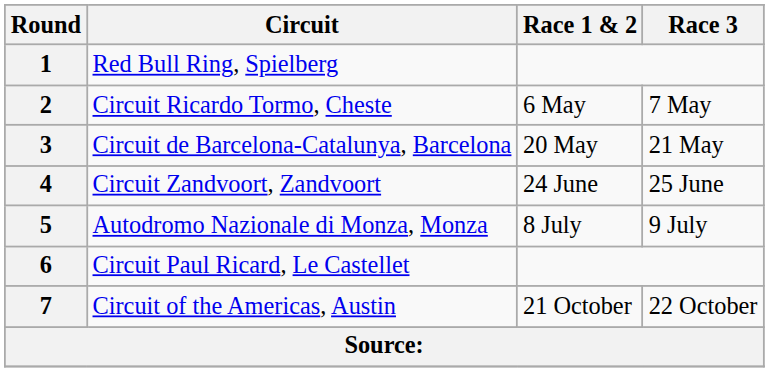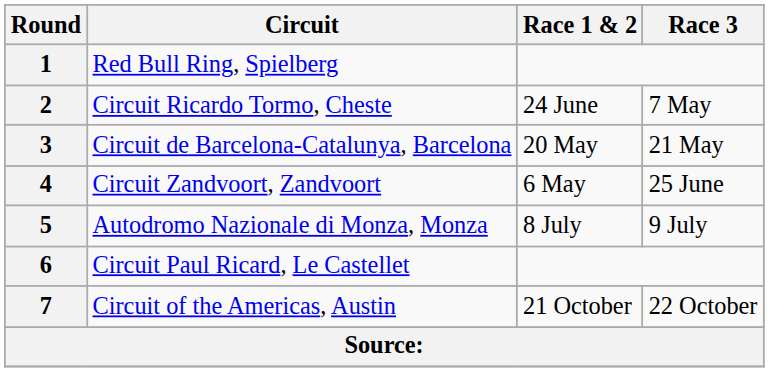(554, 104) 6 May -> (560, 104) 24 June
(560, 184) 24 June -> (554, 184) 6 May
